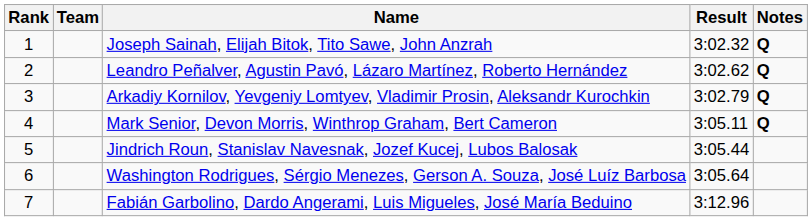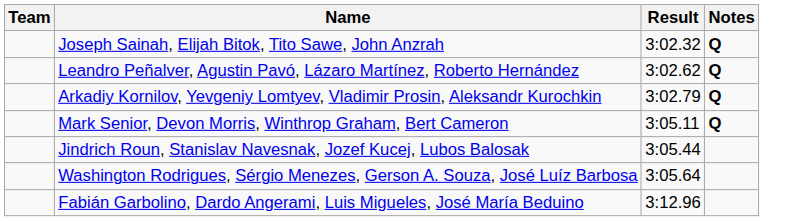- column: (29, 17)
